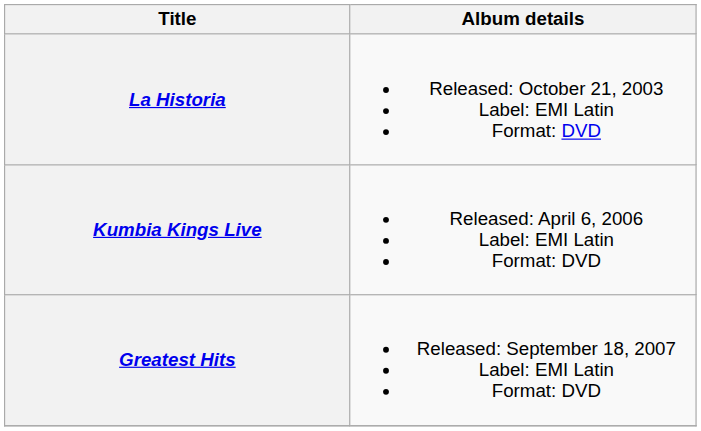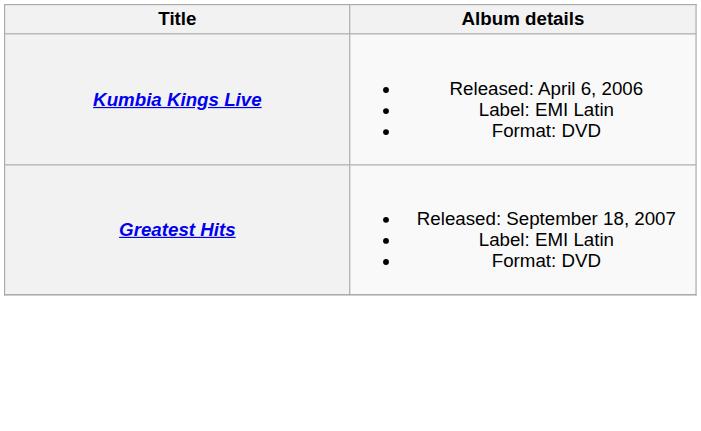- row: (177, 99)
